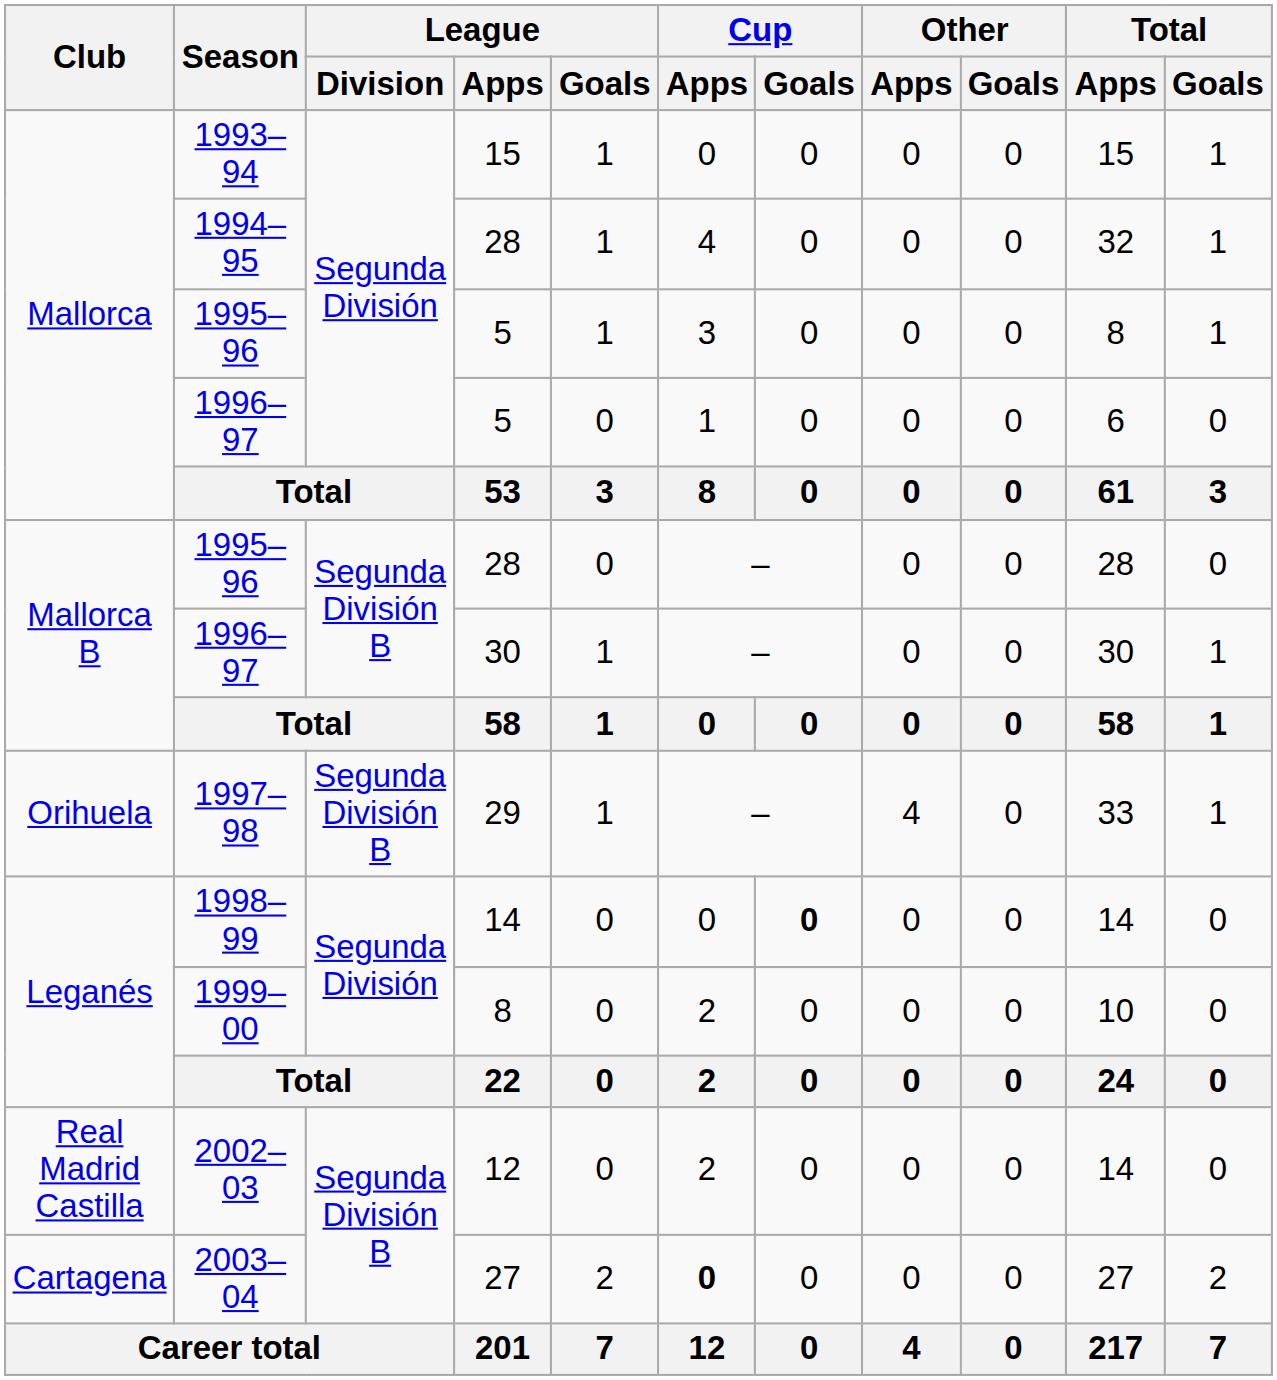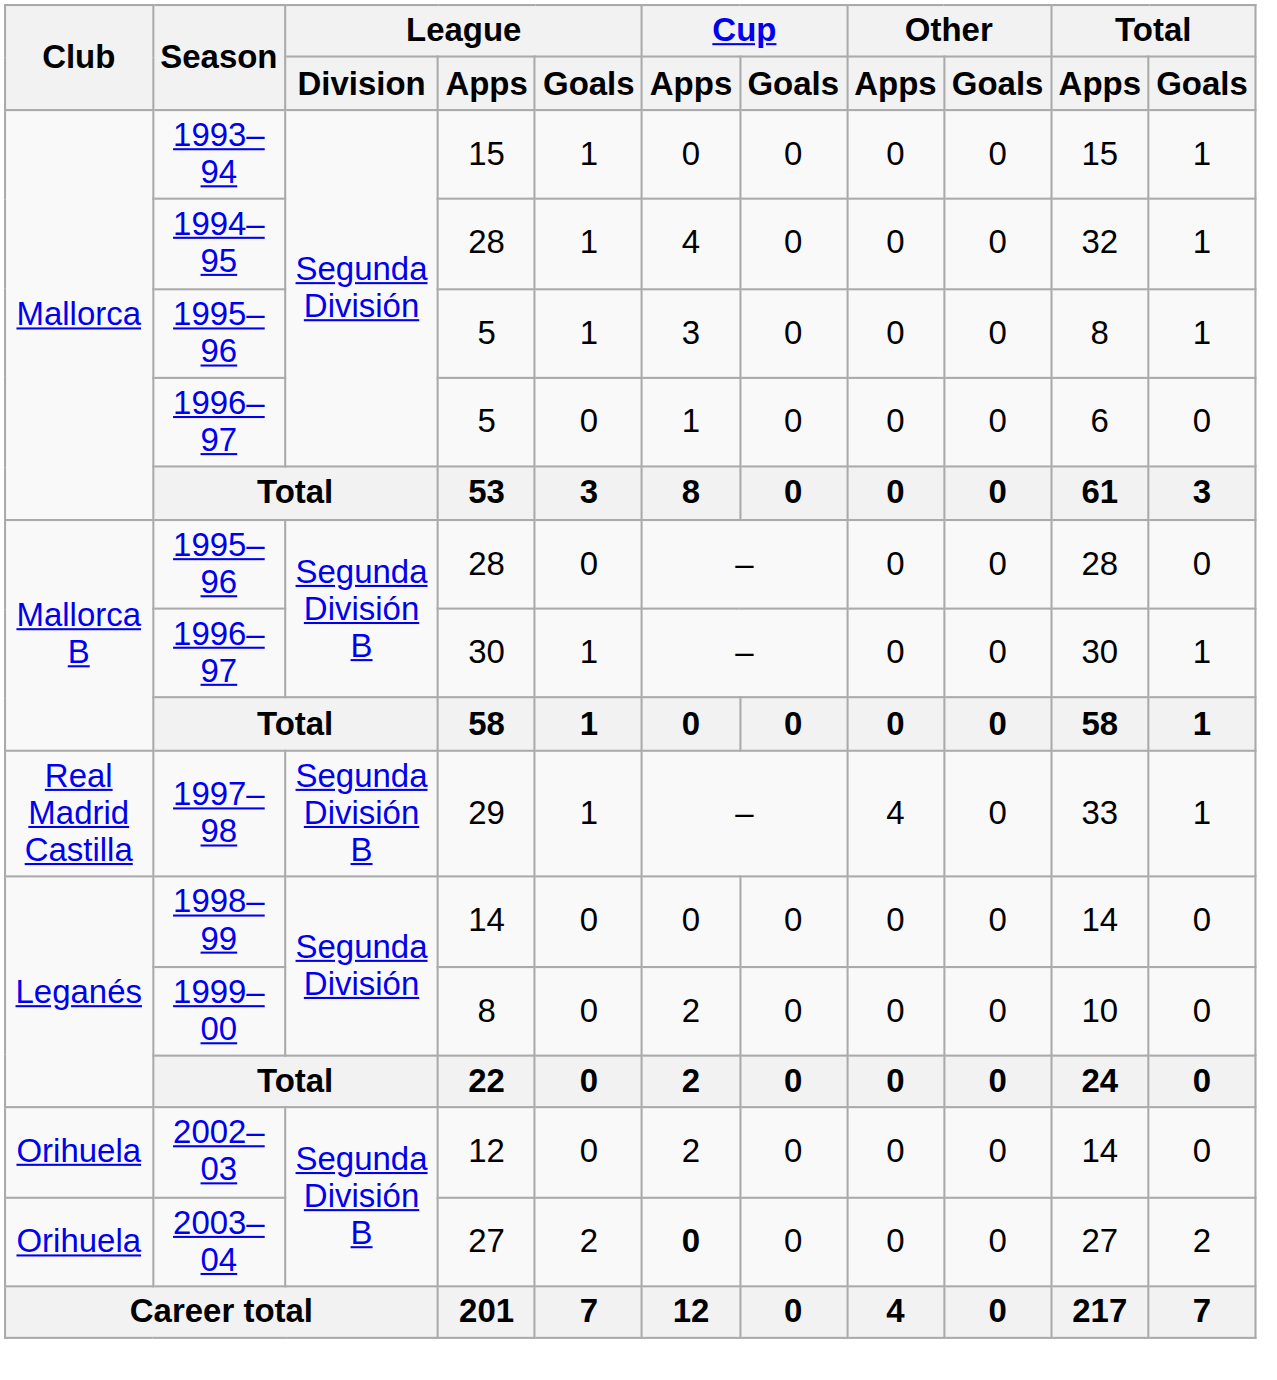(90, 812) Orihuela -> (79, 812) Real Madrid Castilla
(809, 920) bold -> (793, 920) normal
(90, 1170) Real Madrid Castilla -> (79, 1151) Orihuela
(90, 1278) Cartagena -> (79, 1241) Orihuela
